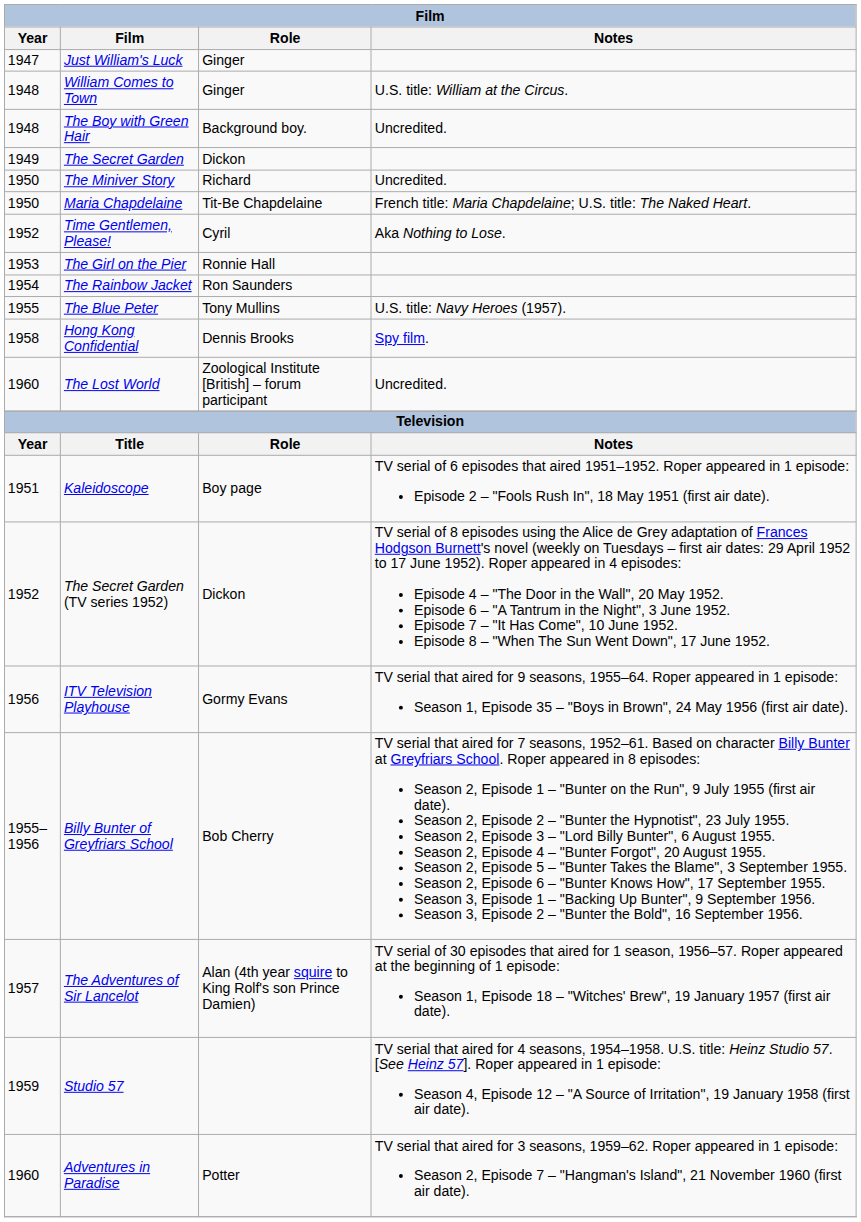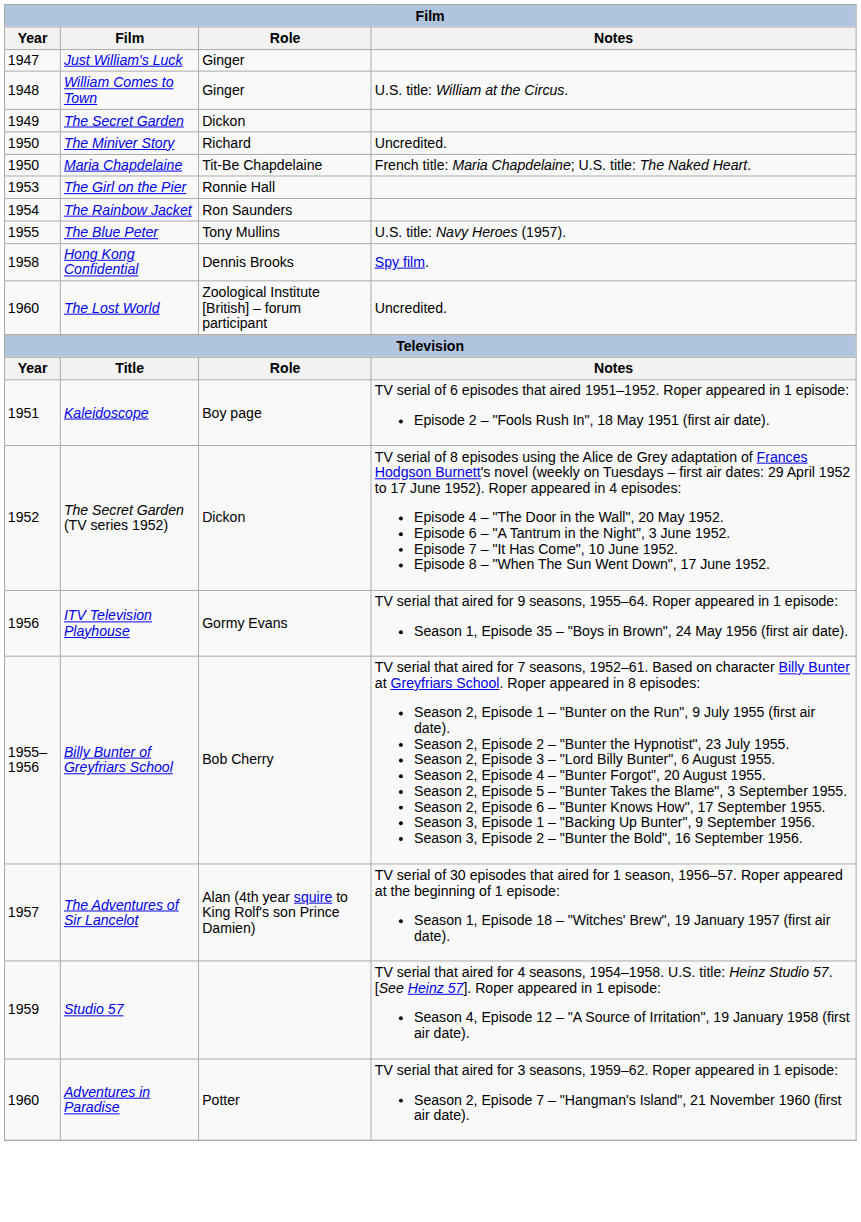- row: (126, 129)
- row: (118, 234)
